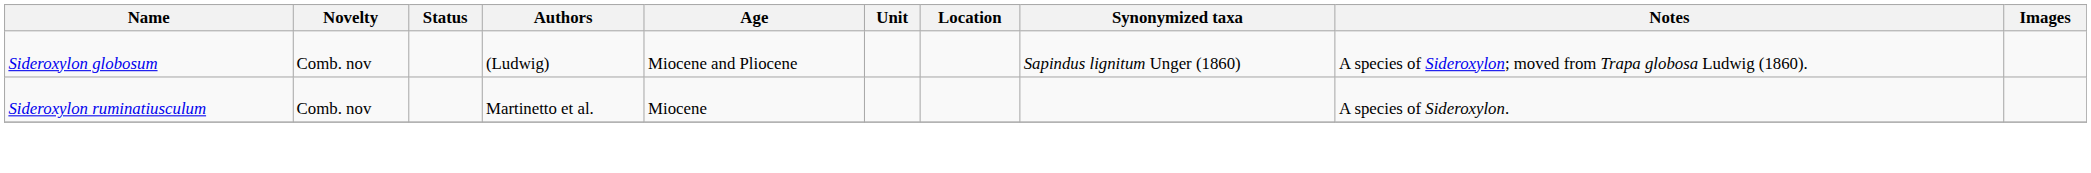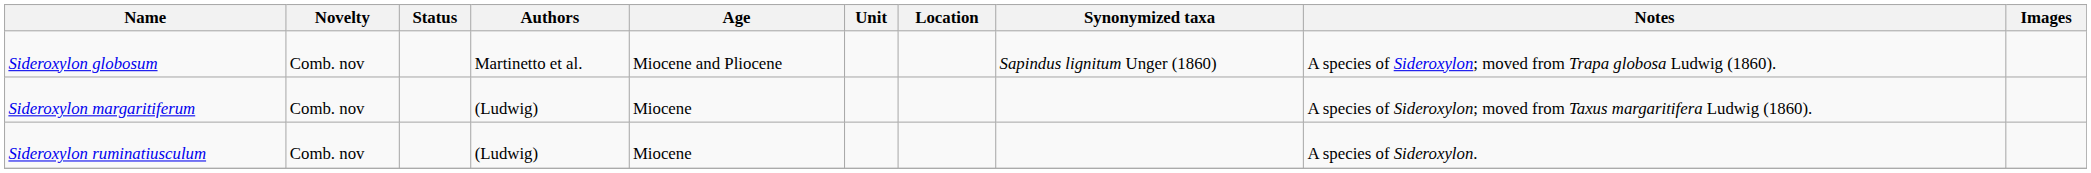(518, 63) (Ludwig) -> (529, 63) Martinetto et al.
+ row: (102, 108)
(540, 108) Martinetto et al. -> (506, 154) (Ludwig)
